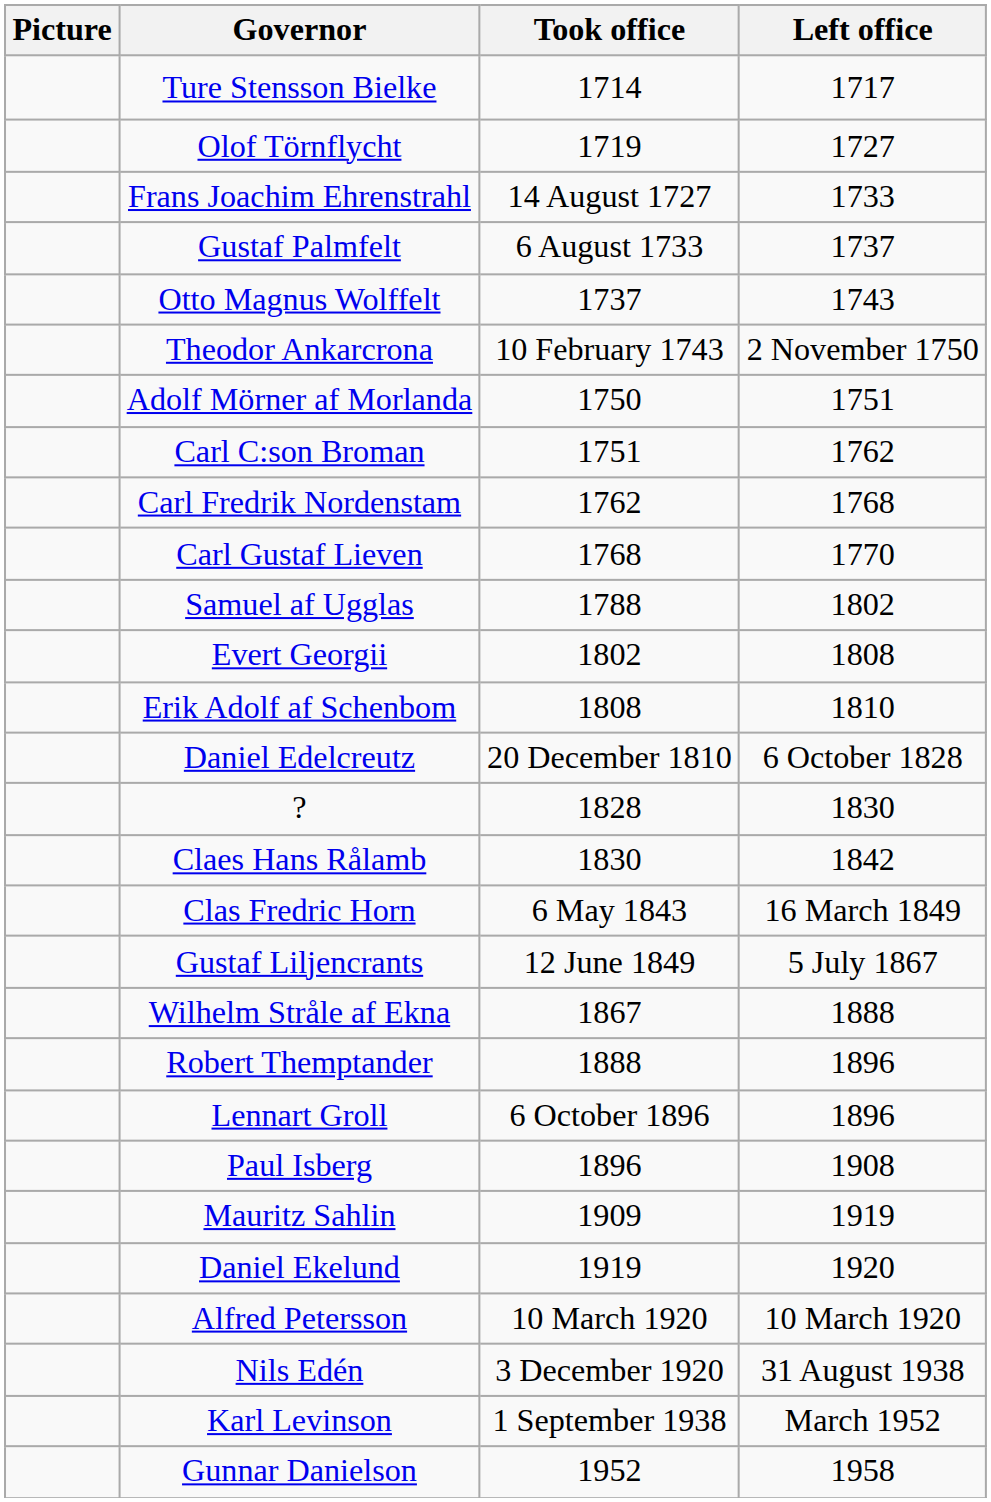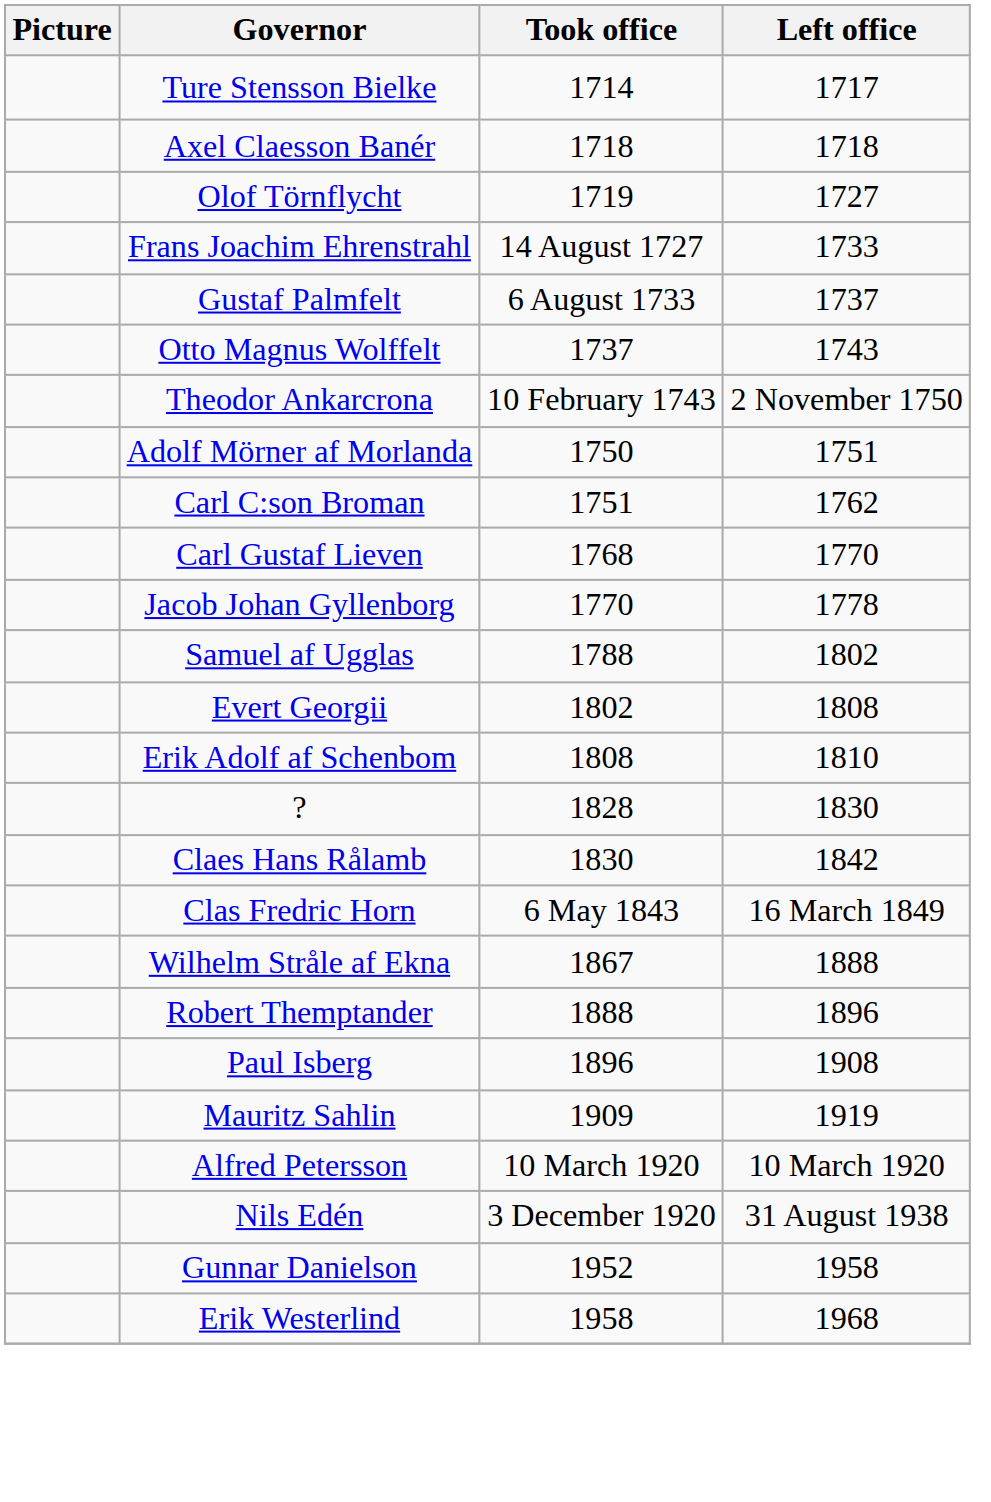+ row: (299, 145)
- row: (299, 502)
+ row: (299, 604)
- row: (299, 757)
- row: (299, 961)
- row: (299, 1114)
- row: (299, 1267)
- row: (299, 1420)
+ row: (299, 1318)
